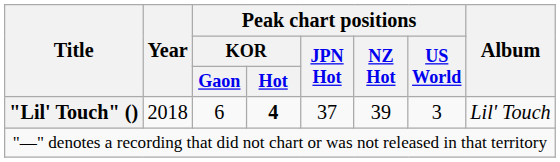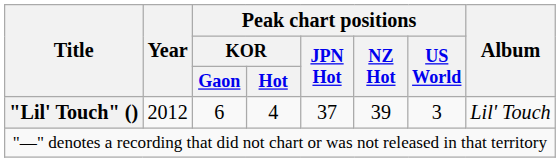(168, 112) 2018 -> (168, 112) 2012
(273, 112) bold -> (273, 112) normal
